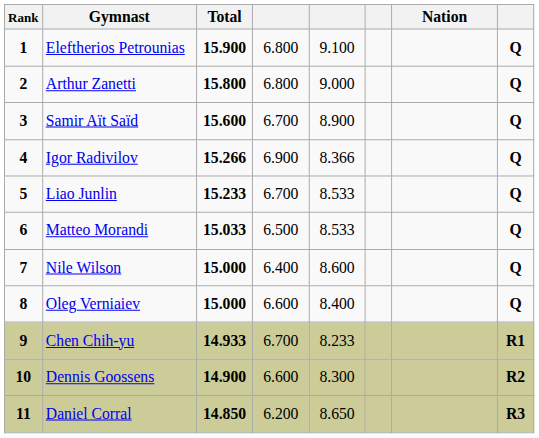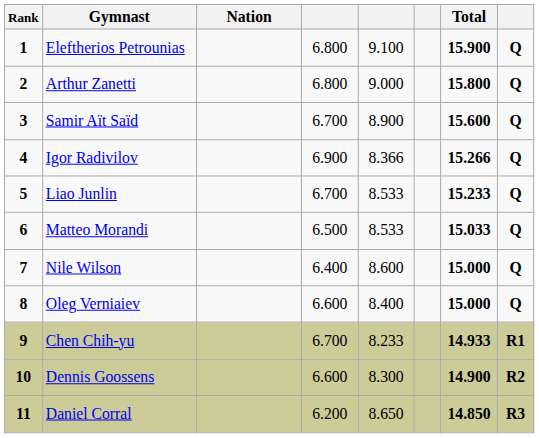columns swapped: (445, 16) <-> (225, 16)
